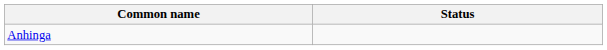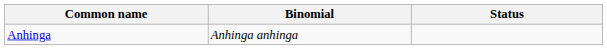+ column: (310, 14)
